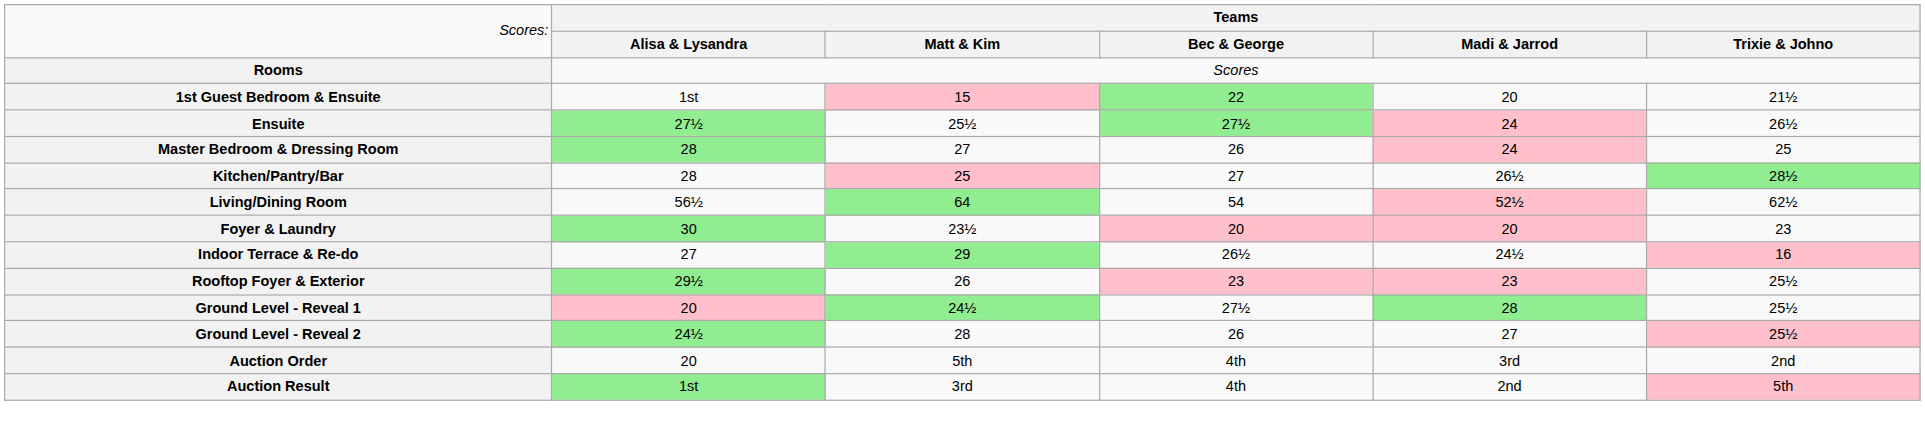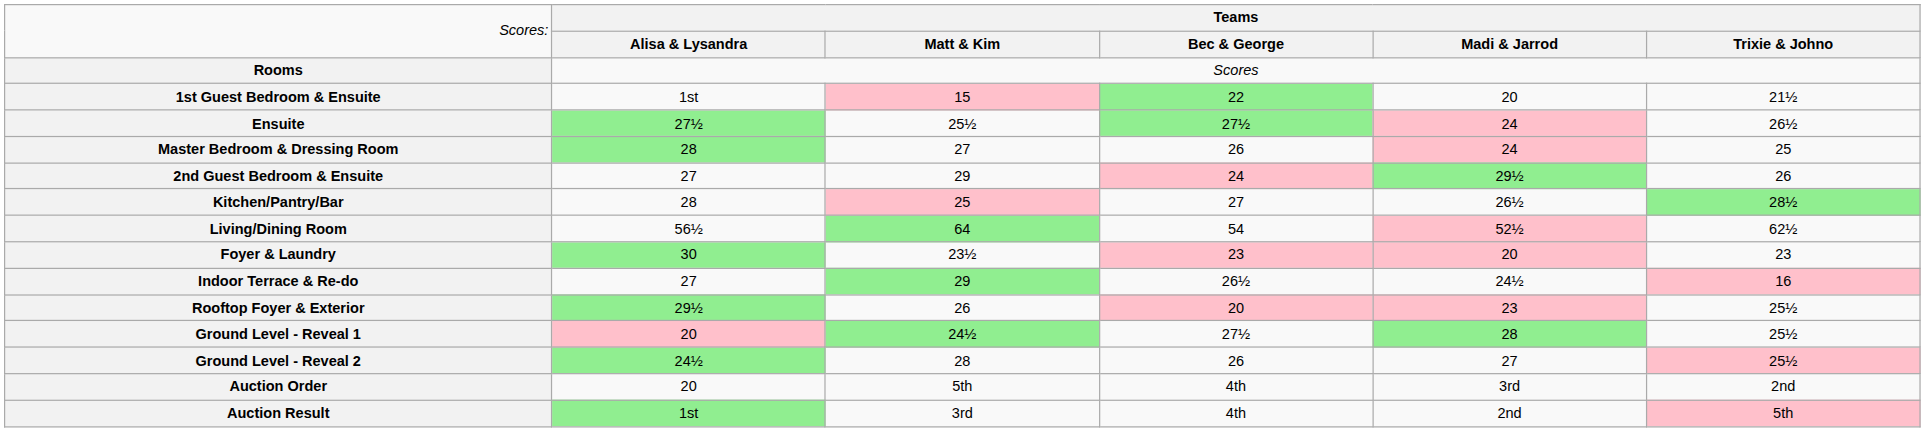+ row: (278, 176)
(1236, 229) 20 -> (1236, 255) 23
(1236, 281) 23 -> (1236, 308) 20
